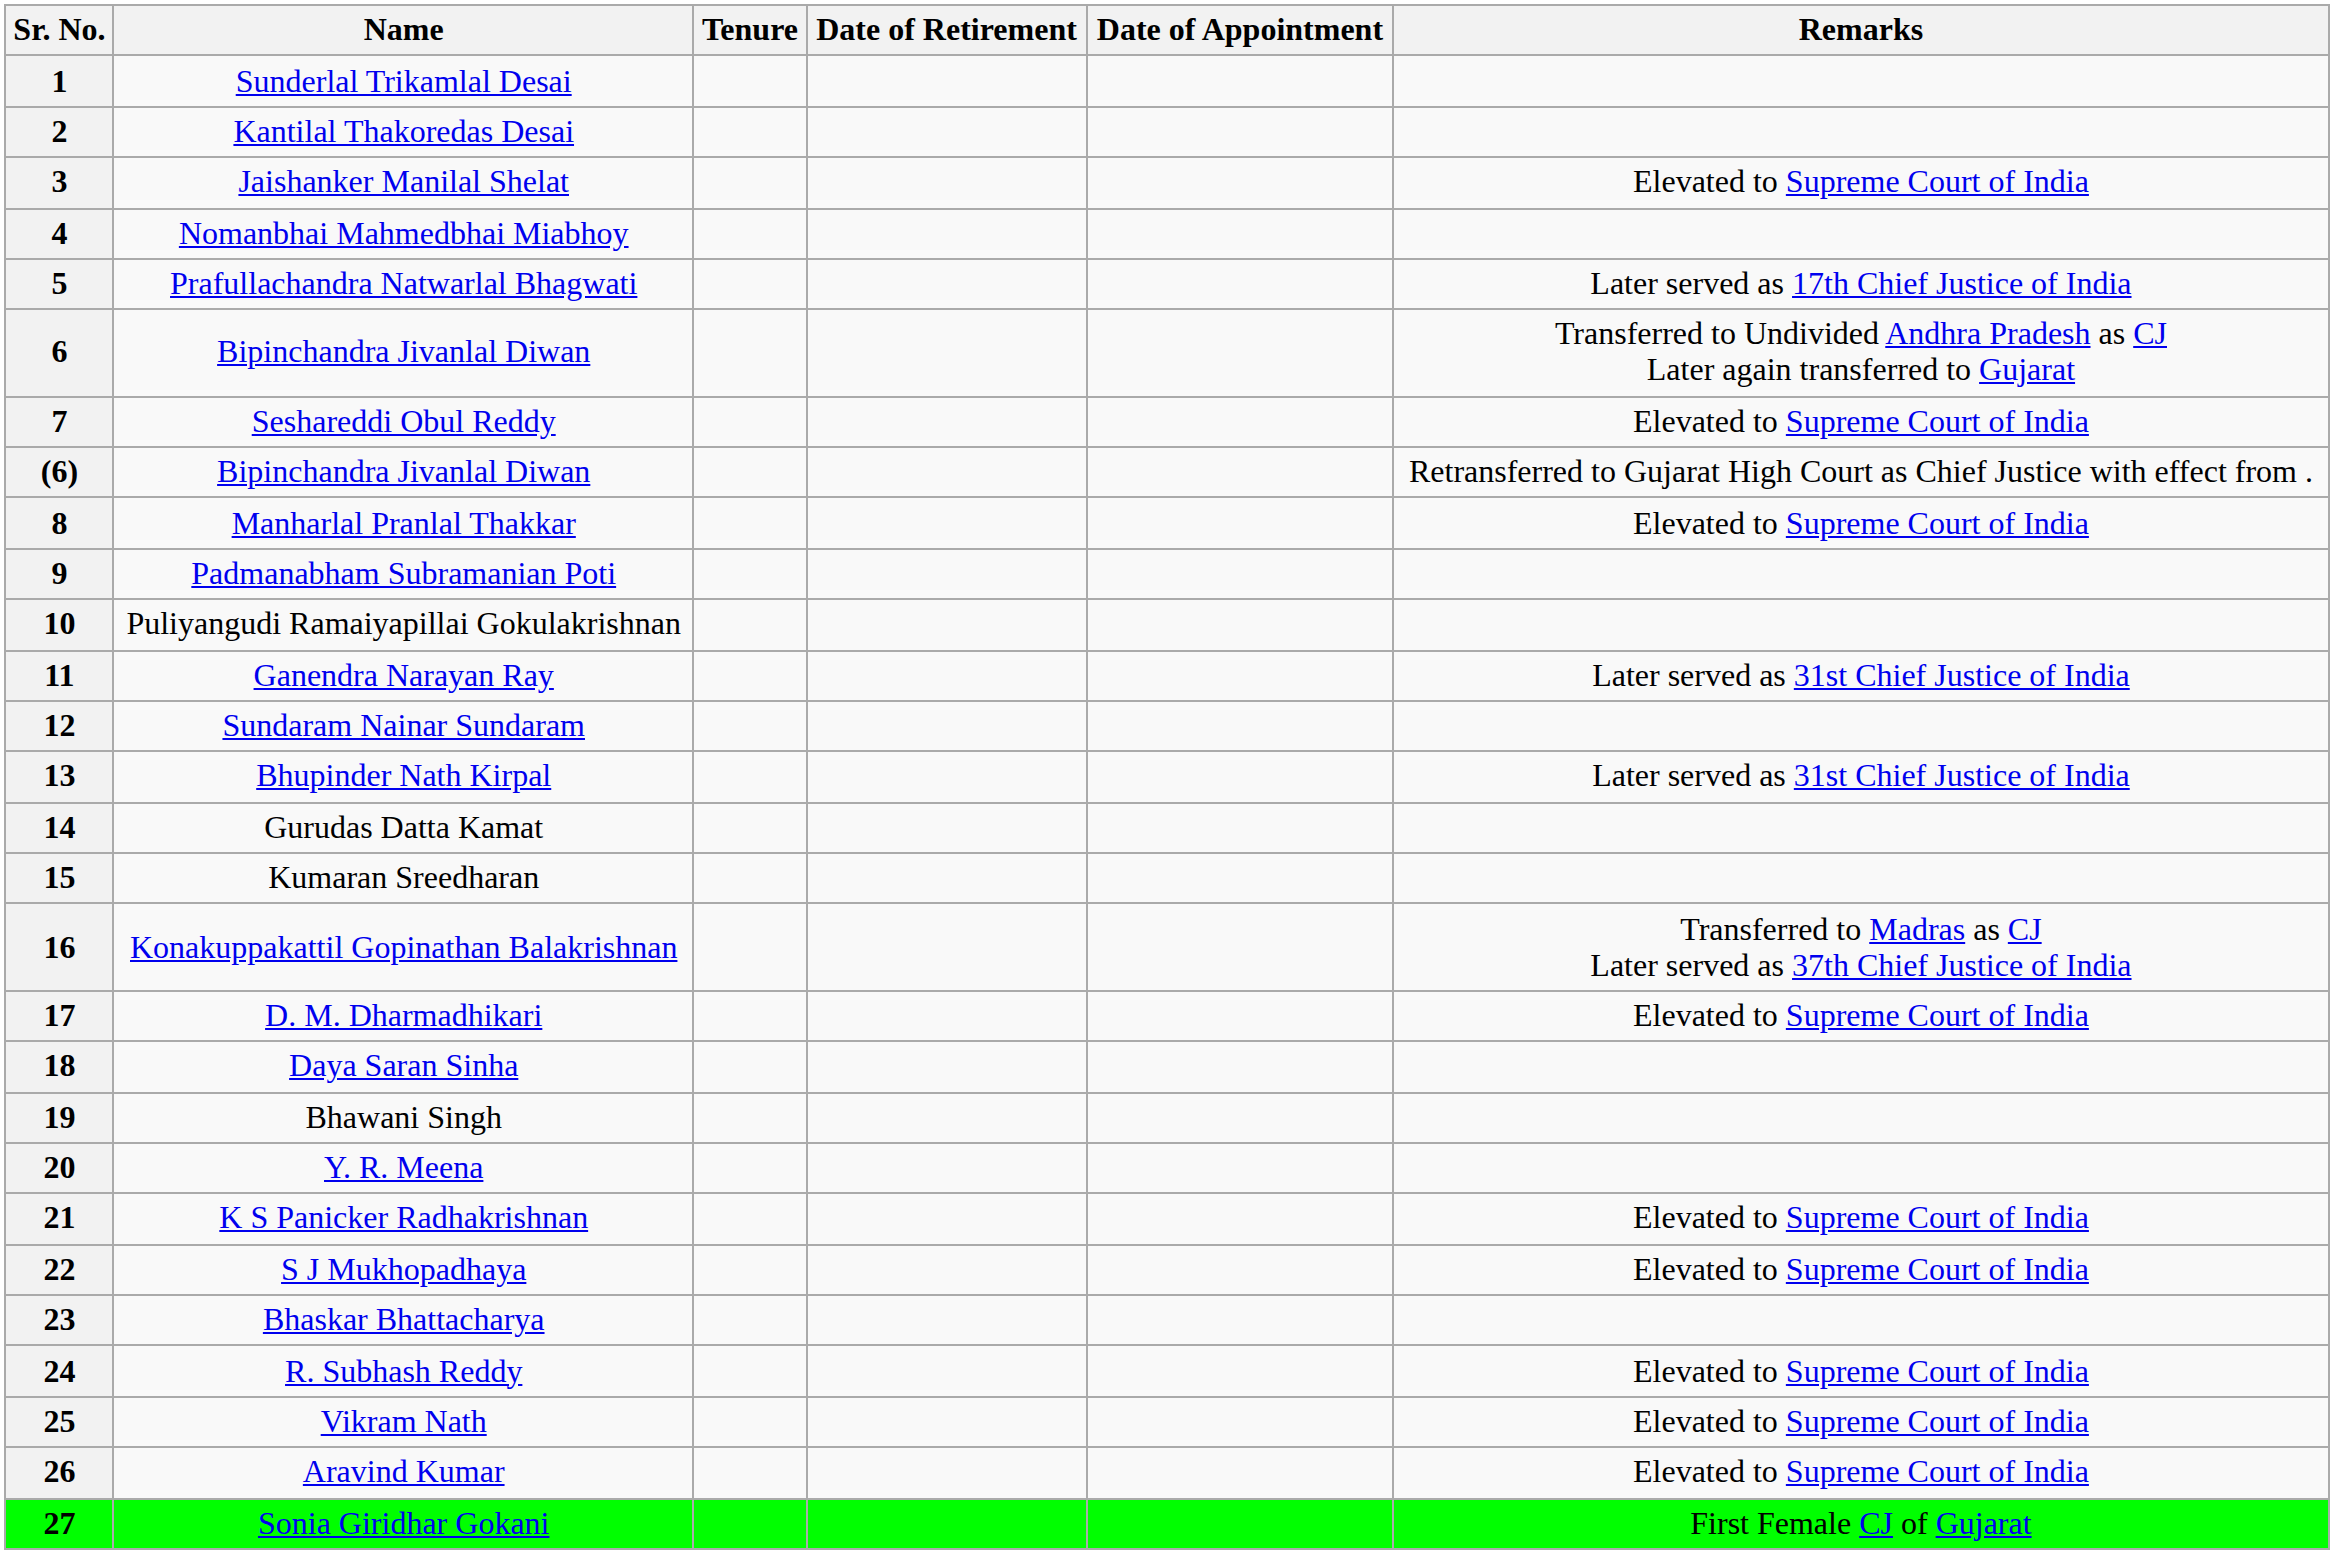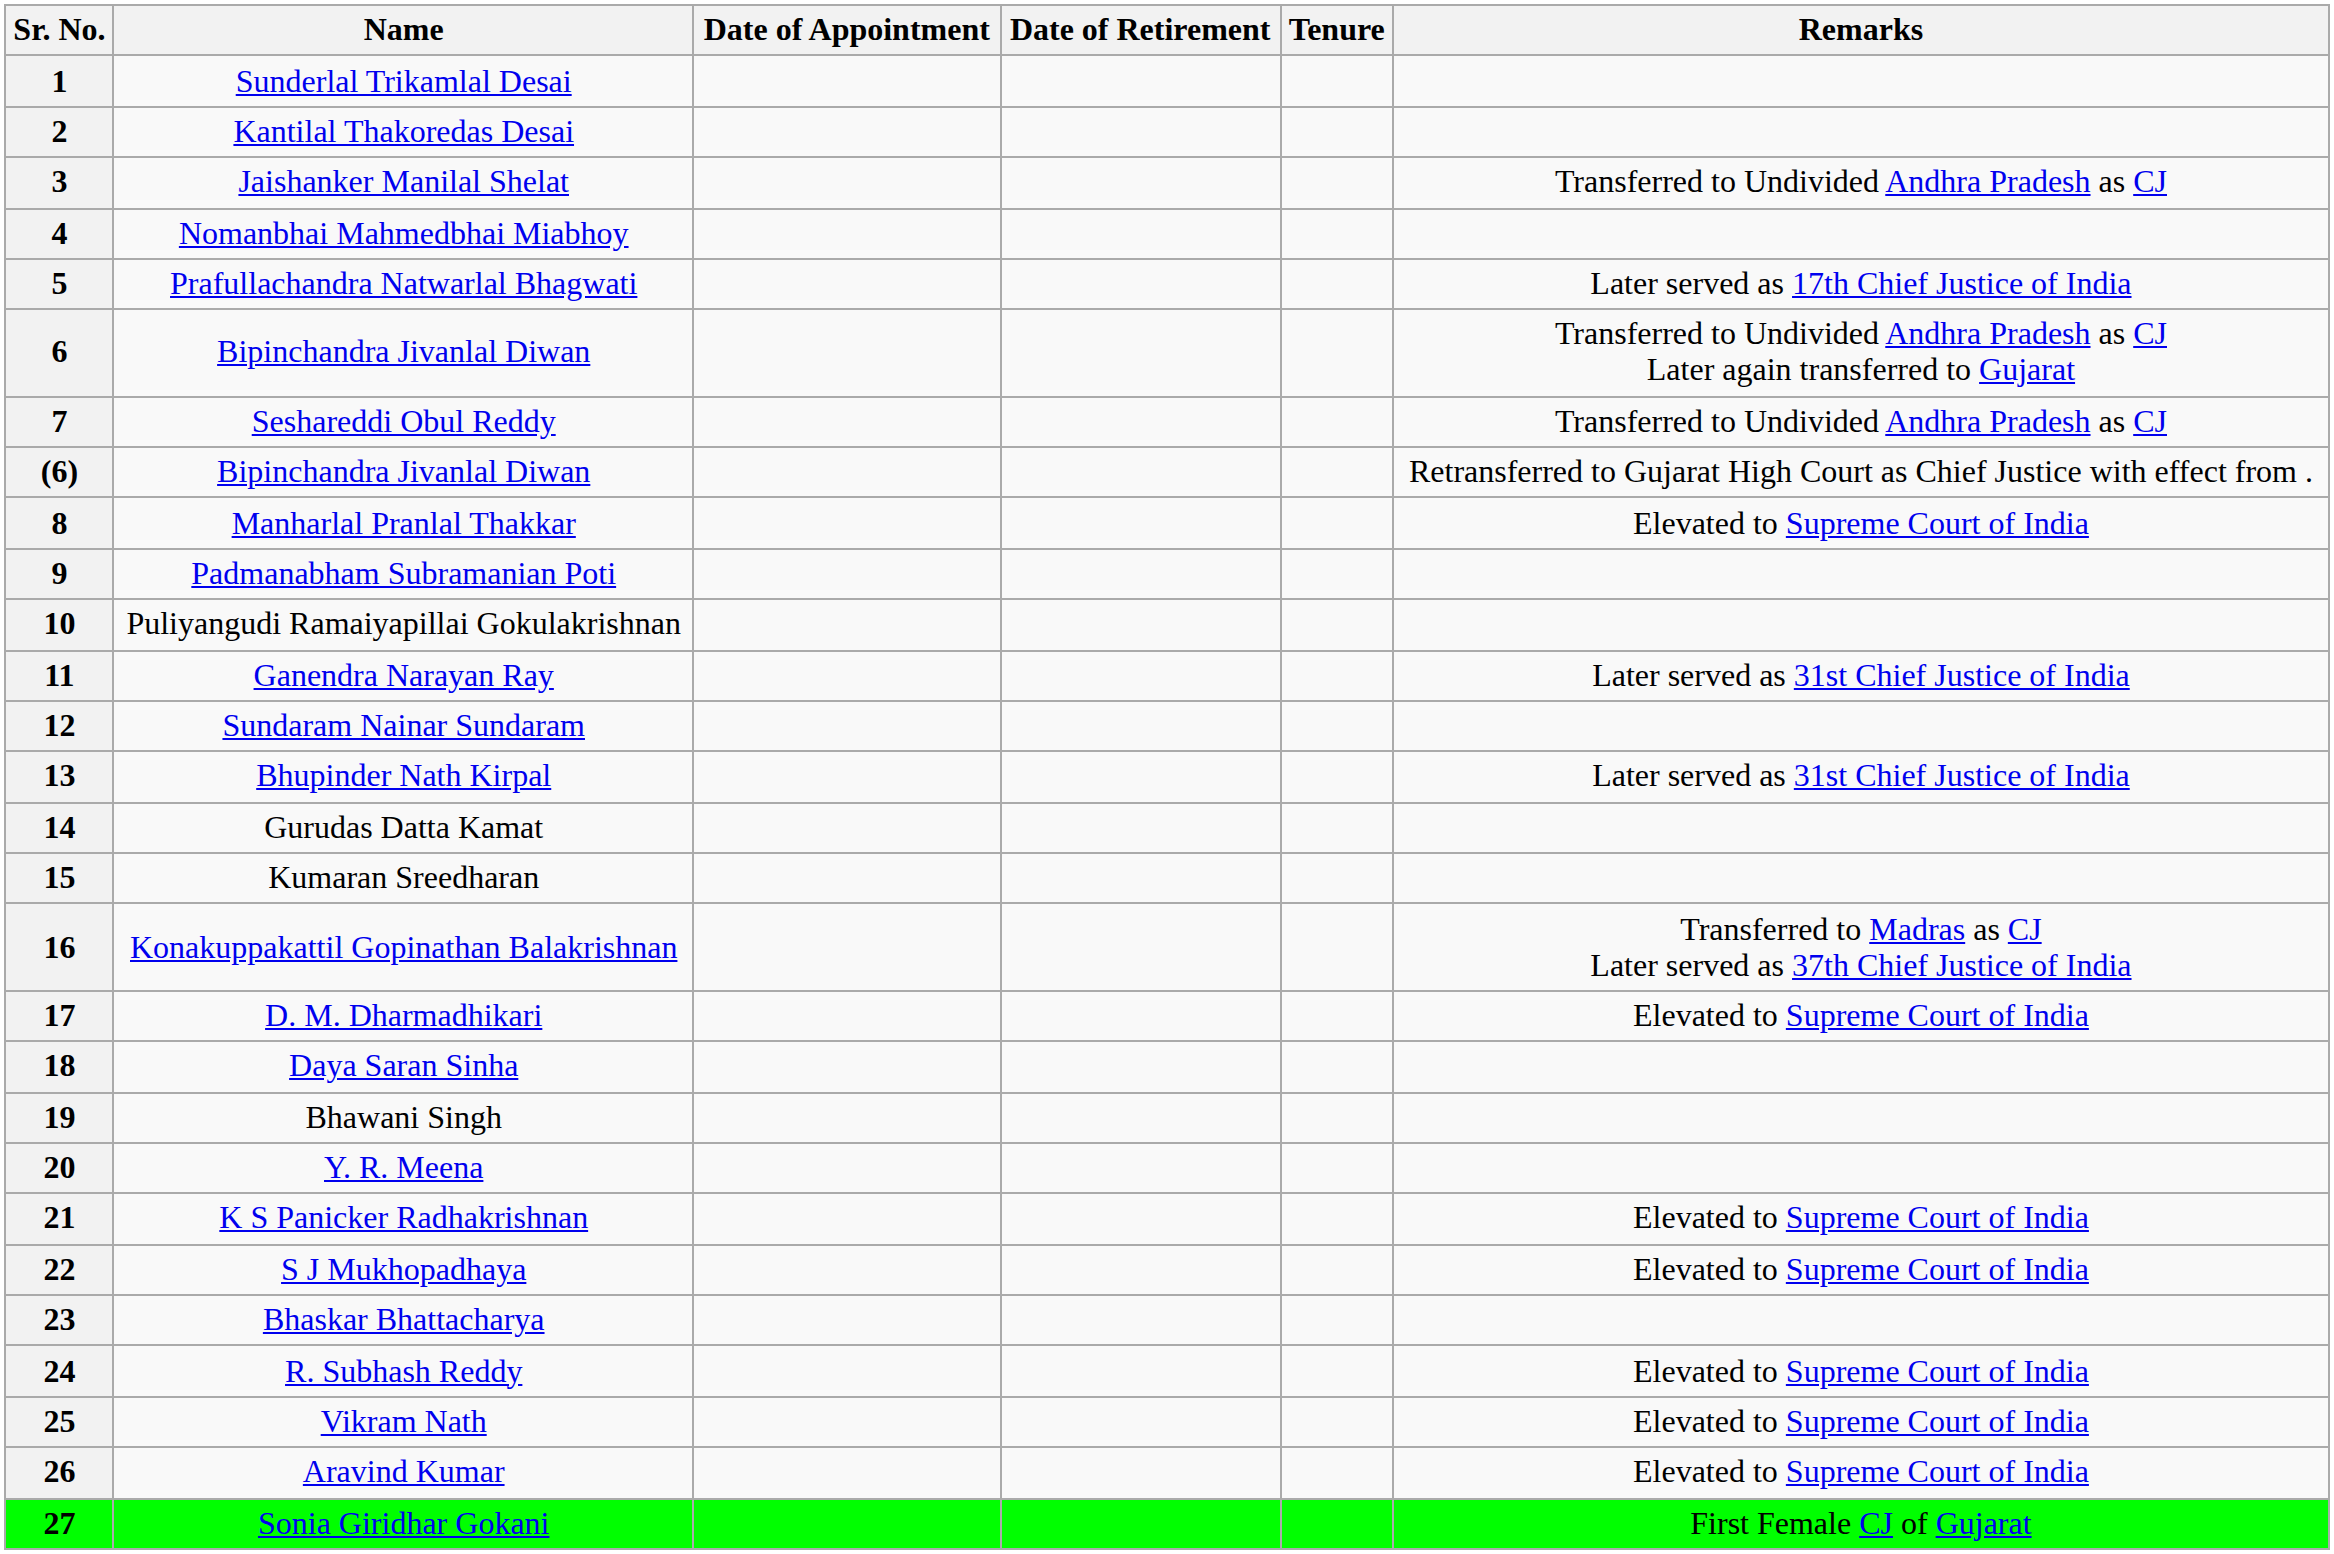columns swapped: (1240, 29) <-> (750, 29)
(1861, 182) Elevated to Supreme Court of India -> (1861, 182) Transferred to Undivided Andhra Pradesh as CJ
(1861, 421) Elevated to Supreme Court of India -> (1861, 421) Transferred to Undivided Andhra Pradesh as CJ
